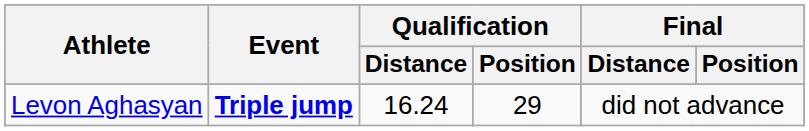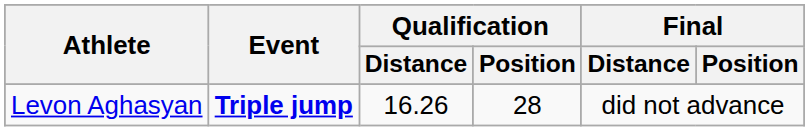(416, 105) 16.24 -> (416, 105) 16.26
(527, 105) 29 -> (527, 105) 28
